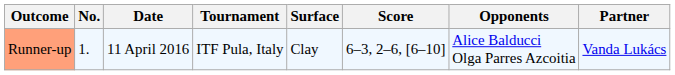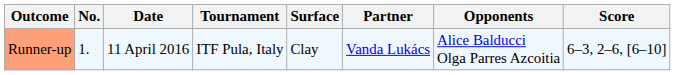columns swapped: (624, 16) <-> (396, 16)
